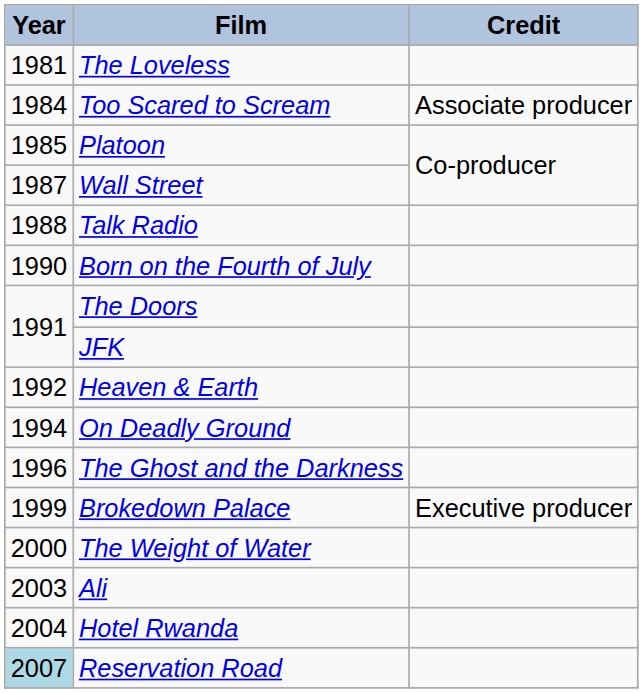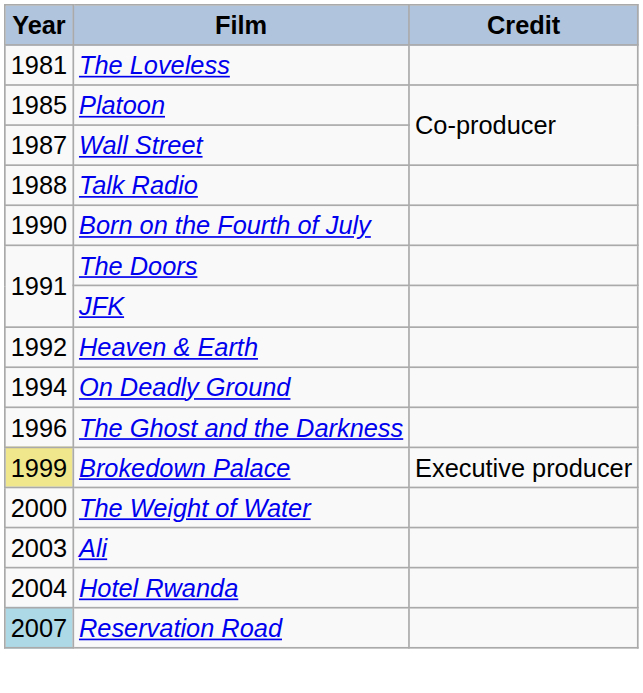- row: (205, 105)
(39, 507) no background -> (39, 467) khaki background
